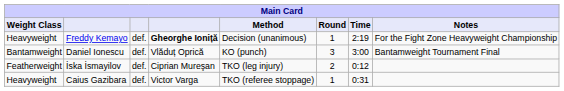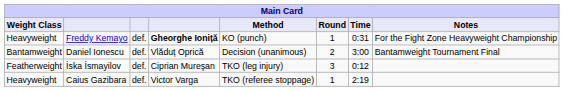(264, 39) Decision (unanimous) -> (244, 39) KO (punch)
(360, 39) 2:19 -> (360, 39) 0:31
(244, 52) KO (punch) -> (264, 52) Decision (unanimous)
(332, 52) 3 -> (332, 52) 2
(332, 66) 2 -> (332, 66) 3
(360, 80) 0:31 -> (360, 80) 2:19
